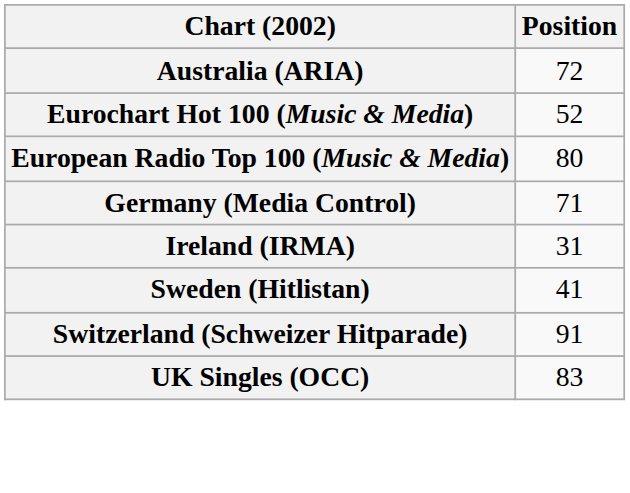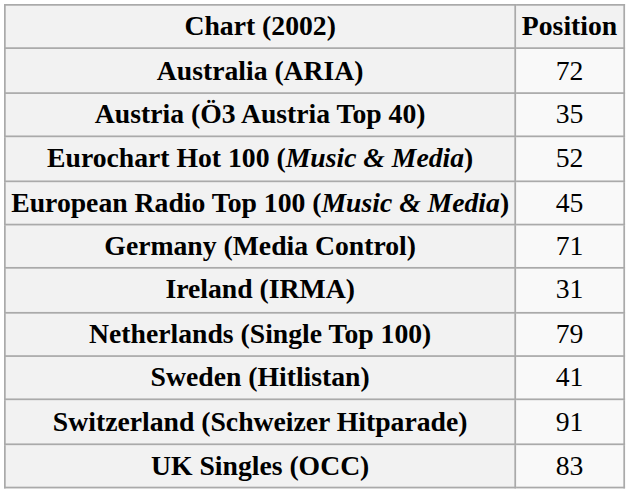+ row: (260, 114)
(570, 158) 80 -> (570, 202) 45
+ row: (260, 333)
